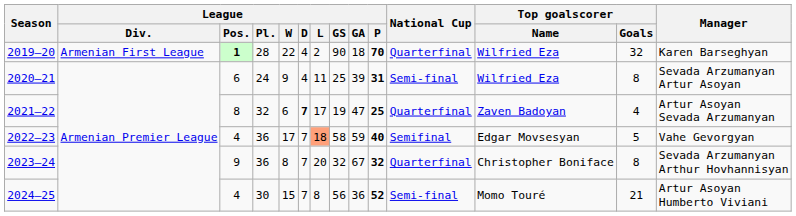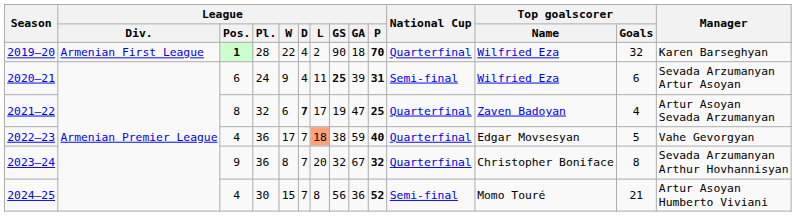(339, 78) normal -> (339, 78) bold
(636, 78) 8 -> (636, 78) 6
(339, 136) 58 -> (339, 136) 38
(421, 136) Semifinal -> (431, 136) Quarterfinal
